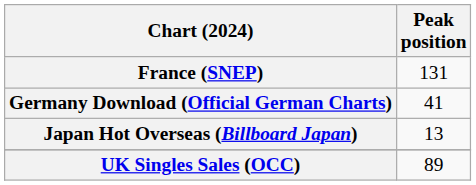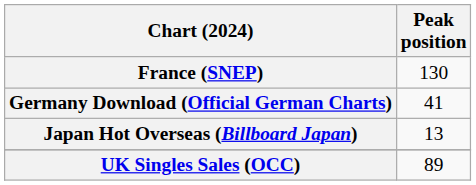(434, 72) 131 -> (434, 72) 130
